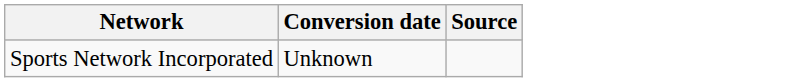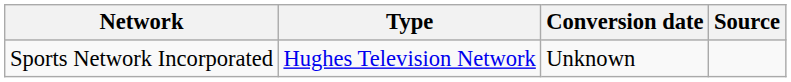+ column: (410, 22)
